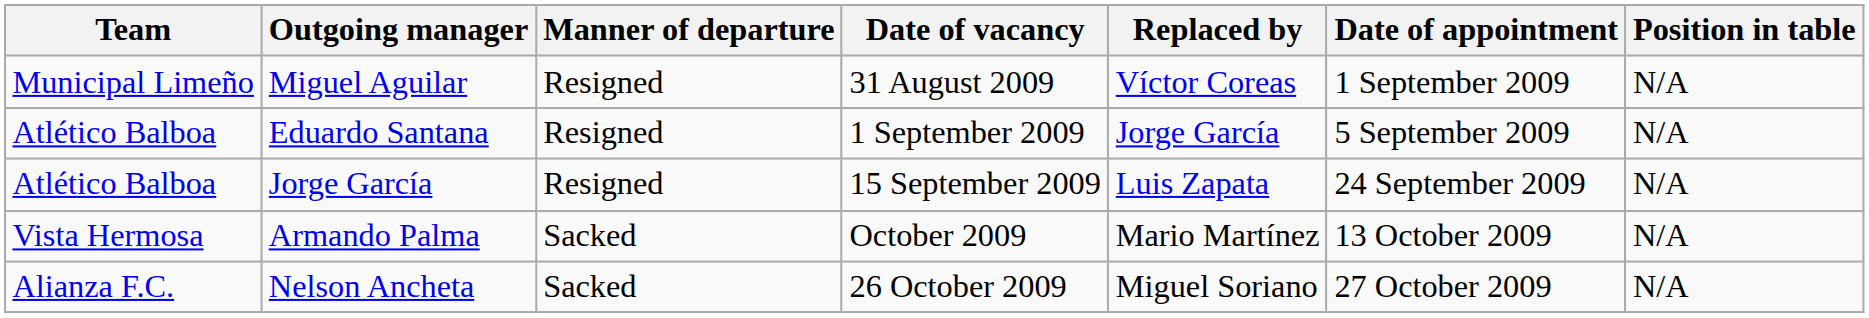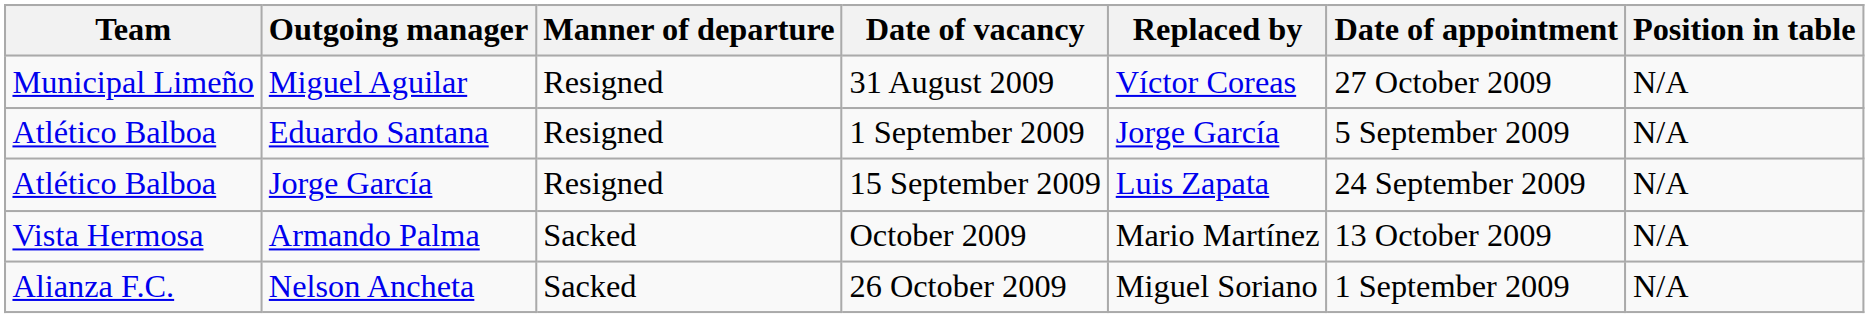(1452, 81) 1 September 2009 -> (1443, 81) 27 October 2009
(1443, 286) 27 October 2009 -> (1452, 286) 1 September 2009
